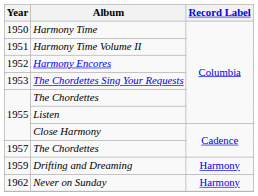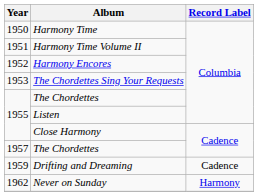(220, 166) Harmony -> (220, 166) Cadence
